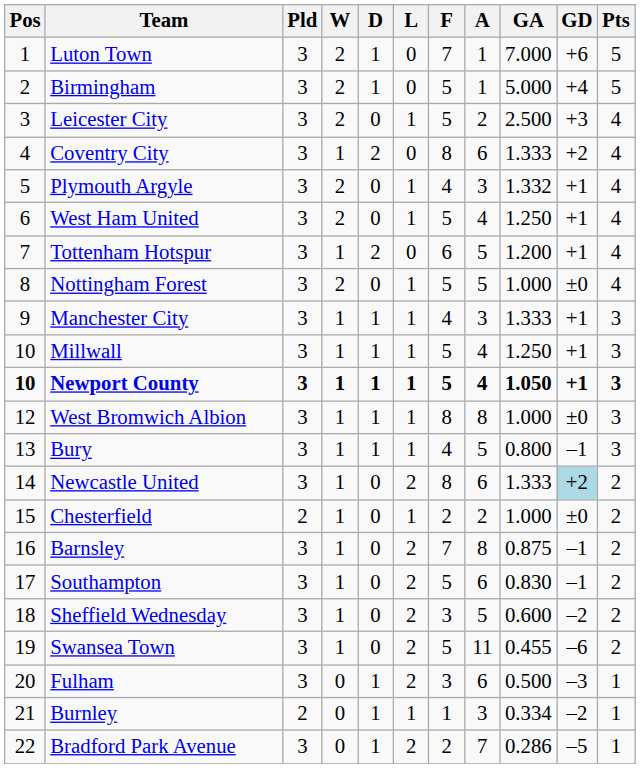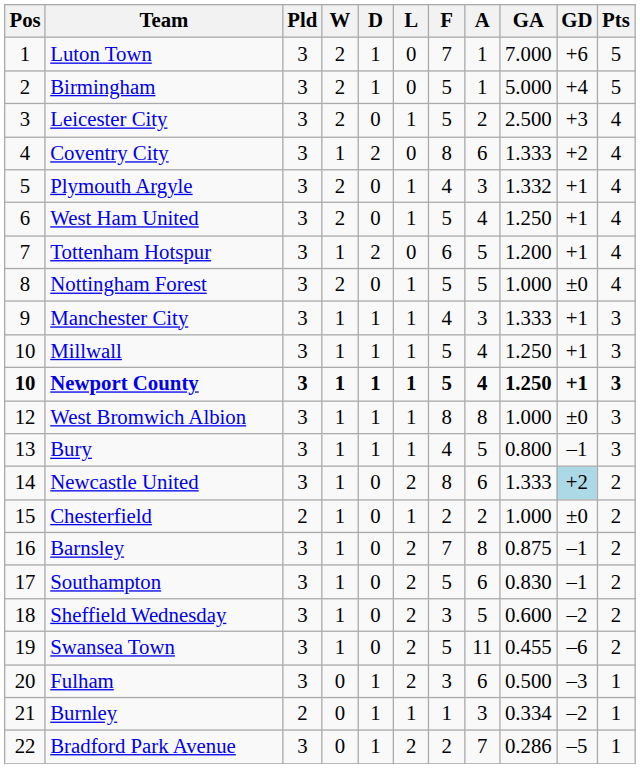(528, 383) 1.050 -> (528, 383) 1.250
